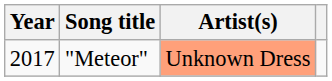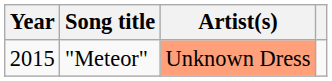(32, 57) 2017 -> (32, 57) 2015
